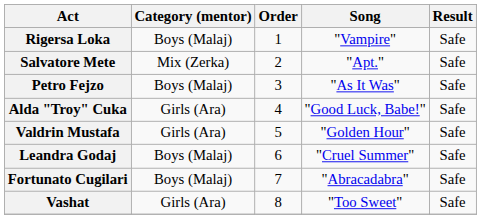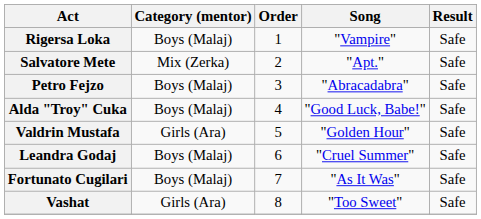(365, 86) "As It Was" -> (365, 86) "Abracadabra"
(193, 109) Girls (Ara) -> (193, 109) Boys (Malaj)
(365, 179) "Abracadabra" -> (365, 179) "As It Was"
